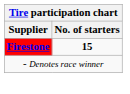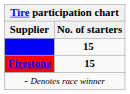+ row: (29, 47)
